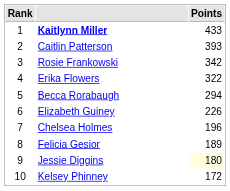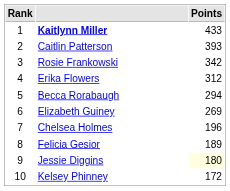(214, 79) 322 -> (214, 79) 312
(214, 112) 226 -> (214, 112) 269
